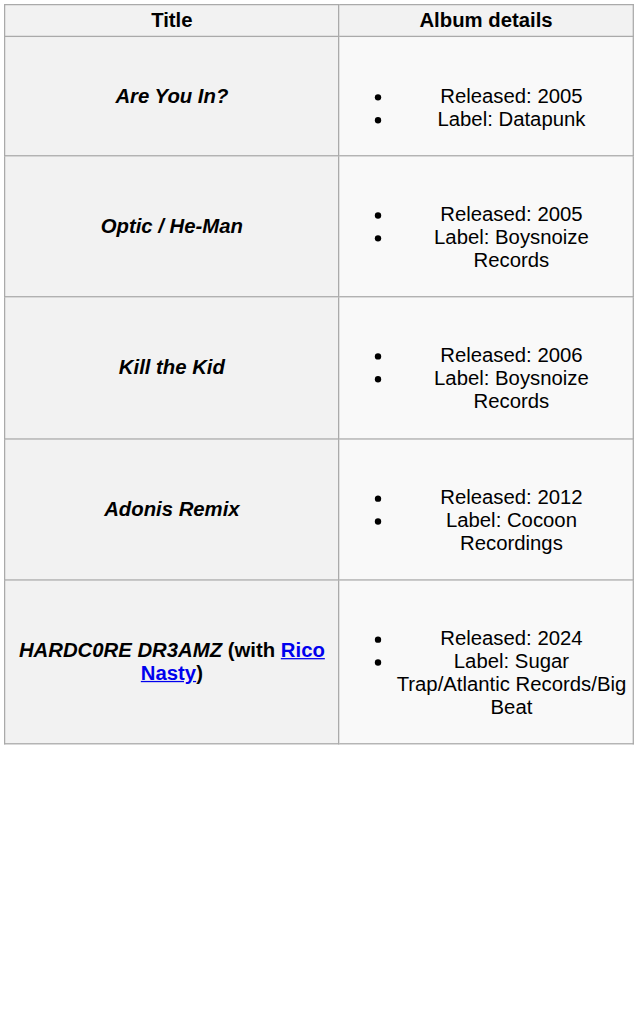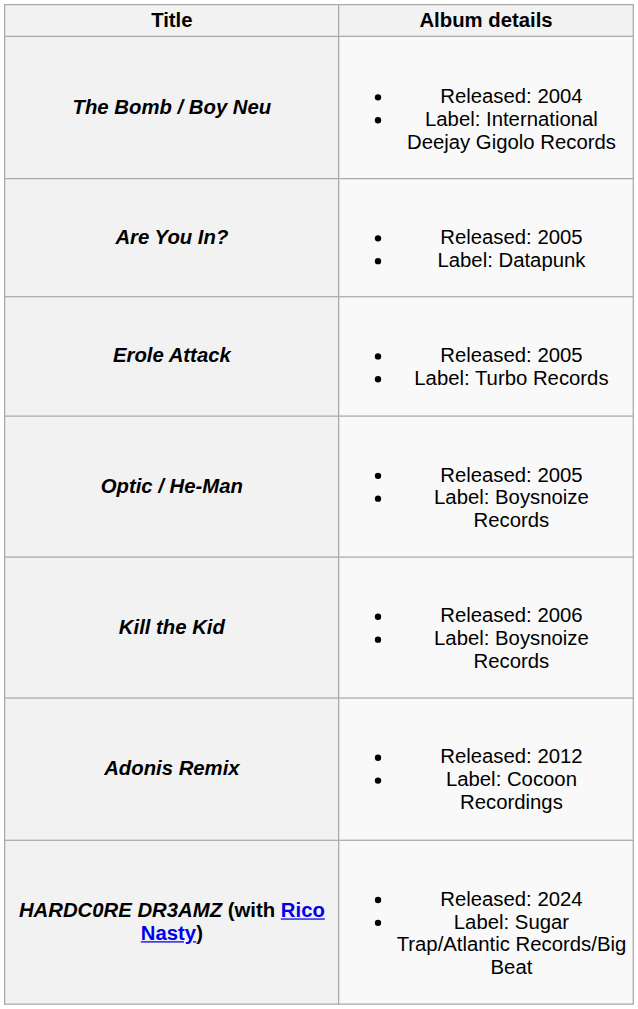+ row: (172, 107)
+ row: (172, 356)
